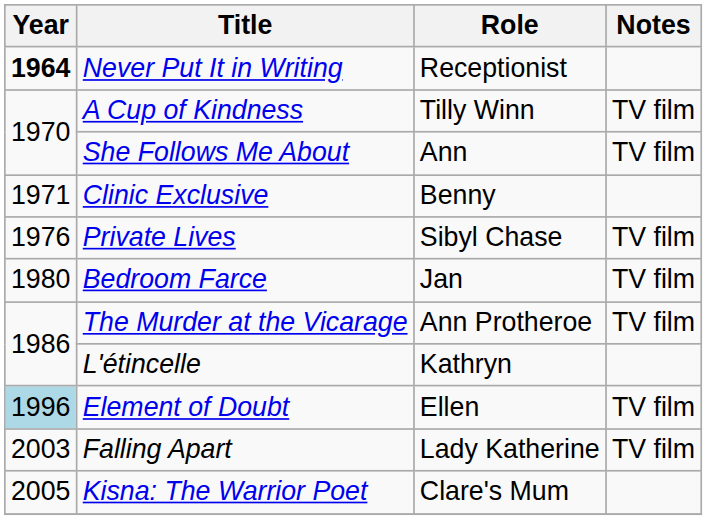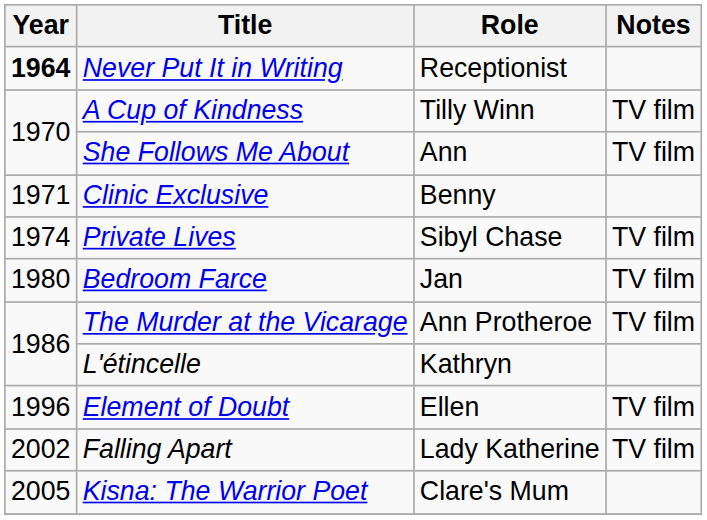(41, 237) 1976 -> (41, 237) 1974
(41, 407) lightblue background -> (41, 407) no background
(41, 449) 2003 -> (41, 449) 2002
